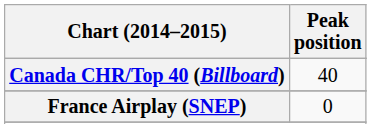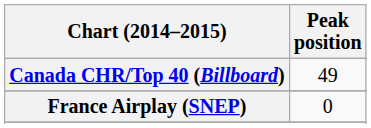(328, 74) 40 -> (328, 74) 49
